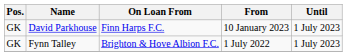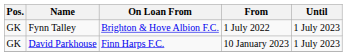rows swapped: (63, 28) <-> (52, 43)
